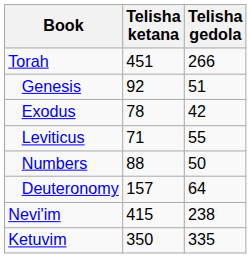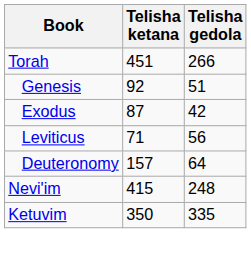(135, 112) 78 -> (135, 112) 87
(197, 138) 55 -> (197, 138) 56
- row: (48, 163)
(202, 214) 238 -> (202, 189) 248
